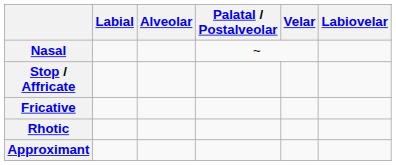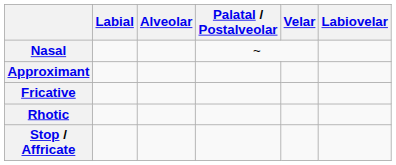rows swapped: (48, 79) <-> (48, 150)
